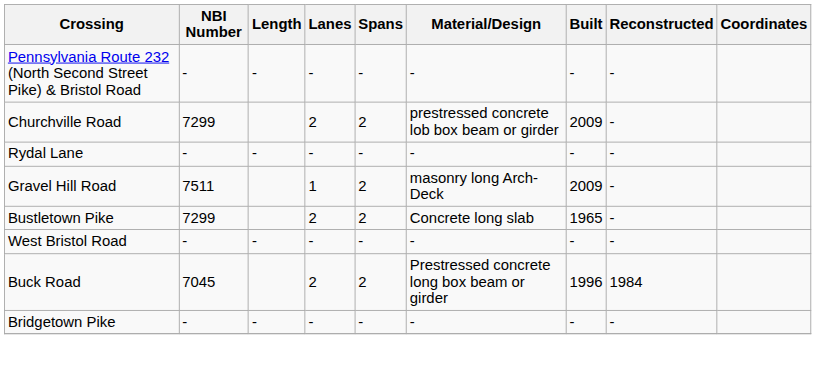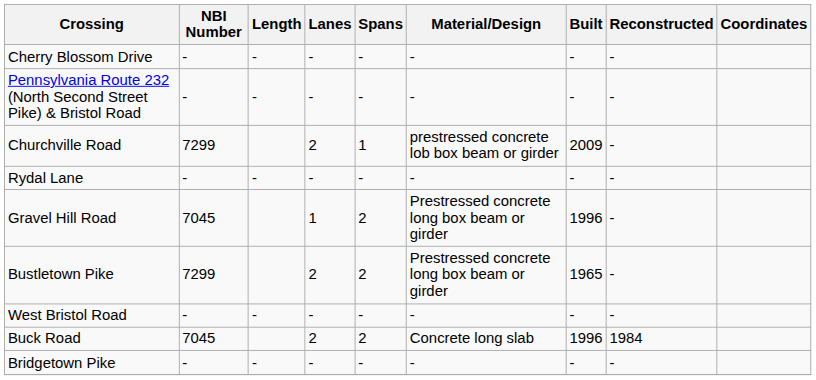+ row: (80, 56)
(362, 122) 2 -> (362, 145) 1
(198, 186) 7511 -> (199, 217) 7045
(474, 186) masonry long Arch-Deck -> (480, 217) Prestressed concrete long box beam or girder
(586, 186) 2009 -> (586, 217) 1996
(472, 217) Concrete long slab -> (480, 275) Prestressed concrete long box beam or girder
(480, 281) Prestressed concrete long box beam or girder -> (472, 339) Concrete long slab
